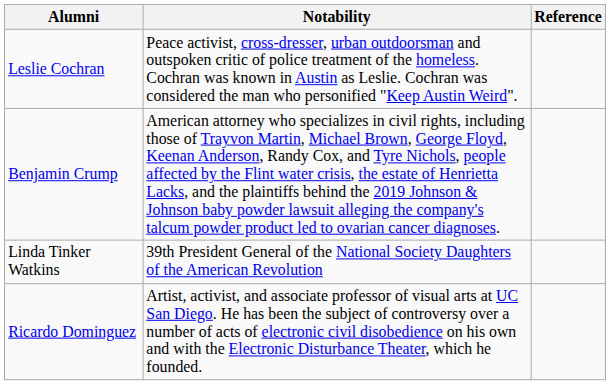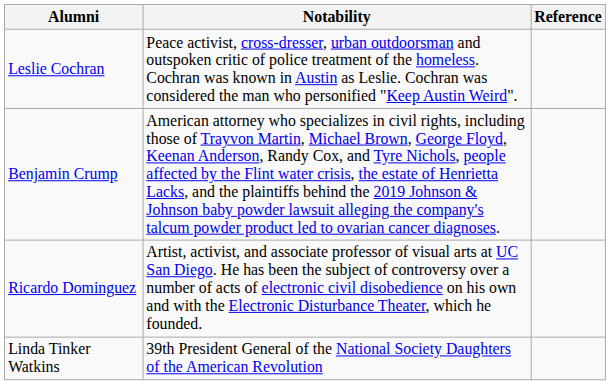rows swapped: (72, 331) <-> (49, 261)
